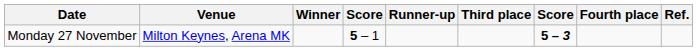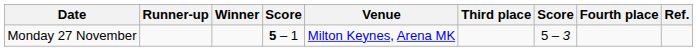columns swapped: (216, 14) <-> (422, 14)
(555, 35) bold -> (555, 35) normal
